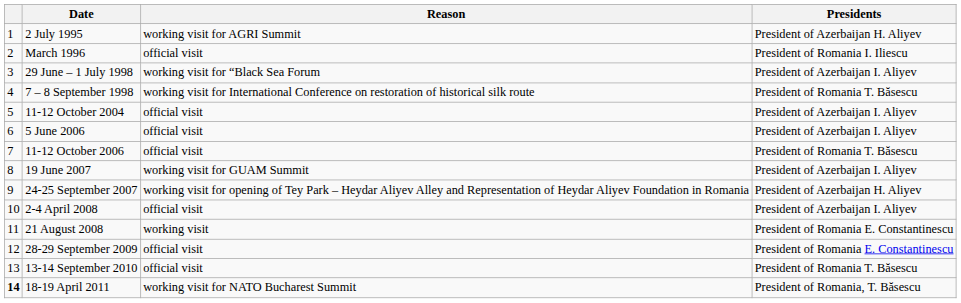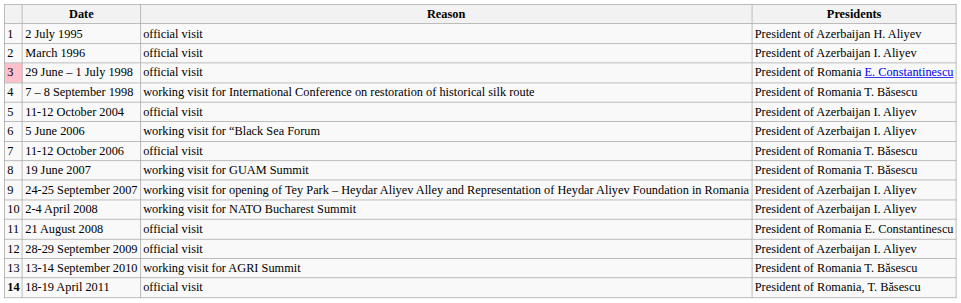(222, 33) working visit for AGRI Summit -> (173, 33) official visit
(831, 53) President of Romania I. Iliescu -> (836, 53) President of Azerbaijan I. Aliyev
(10, 72) no background -> (10, 72) pink background
(232, 72) working visit for “Black Sea Forum -> (173, 72) official visit
(836, 72) President of Azerbaijan I. Aliyev -> (854, 72) President of Romania E. Constantinescu
(173, 131) official visit -> (232, 131) working visit for “Black Sea Forum
(836, 170) President of Azerbaijan I. Aliyev -> (836, 170) President of Romania T. Băsescu
(838, 190) President of Azerbaijan H. Aliyev -> (836, 190) President of Azerbaijan I. Aliyev
(173, 209) official visit -> (250, 209) working visit for NATO Bucharest Summit
(176, 229) working visit -> (173, 229) official visit
(854, 248) President of Romania E. Constantinescu -> (836, 248) President of Azerbaijan I. Aliyev
(173, 268) official visit -> (222, 268) working visit for AGRI Summit
(250, 287) working visit for NATO Bucharest Summit -> (173, 287) official visit
